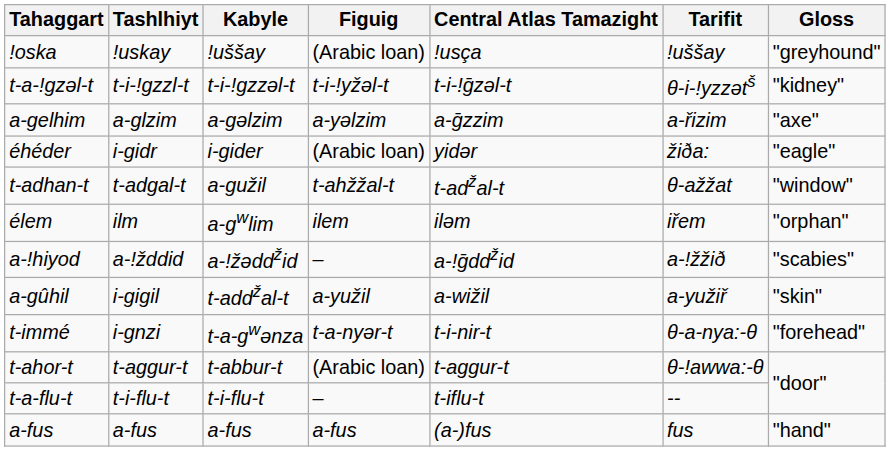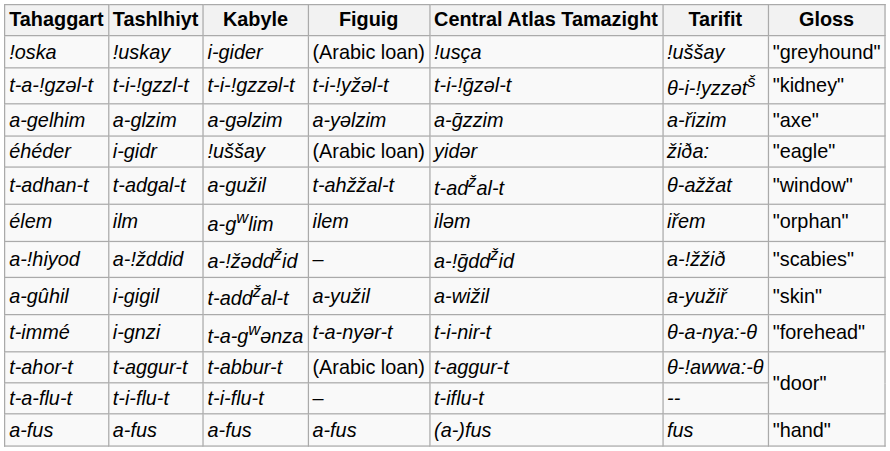(236, 51) !uššay -> (235, 51) i-gider
(235, 151) i-gider -> (236, 151) !uššay
